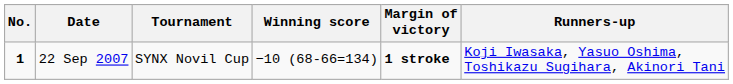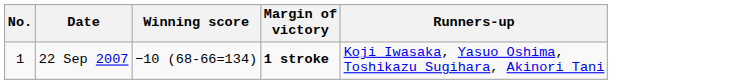- column: (192, 24)
(20, 61) bold -> (20, 61) normal
